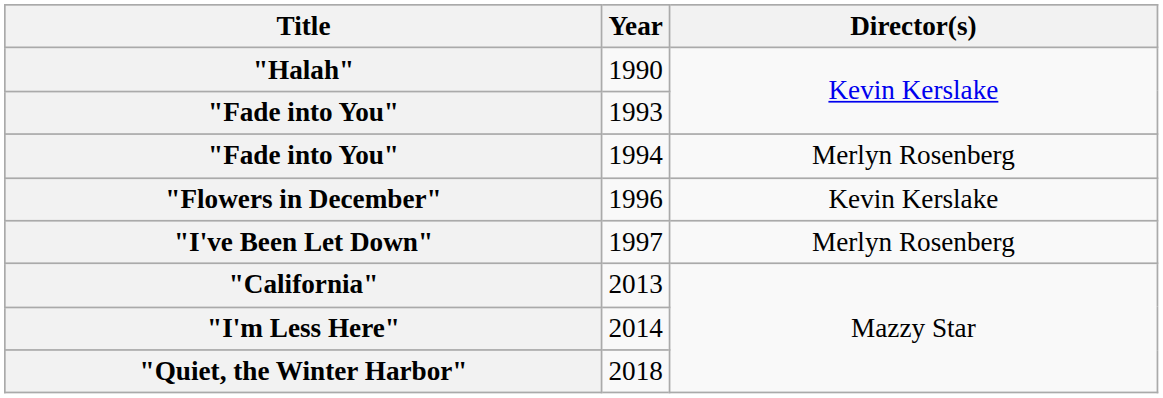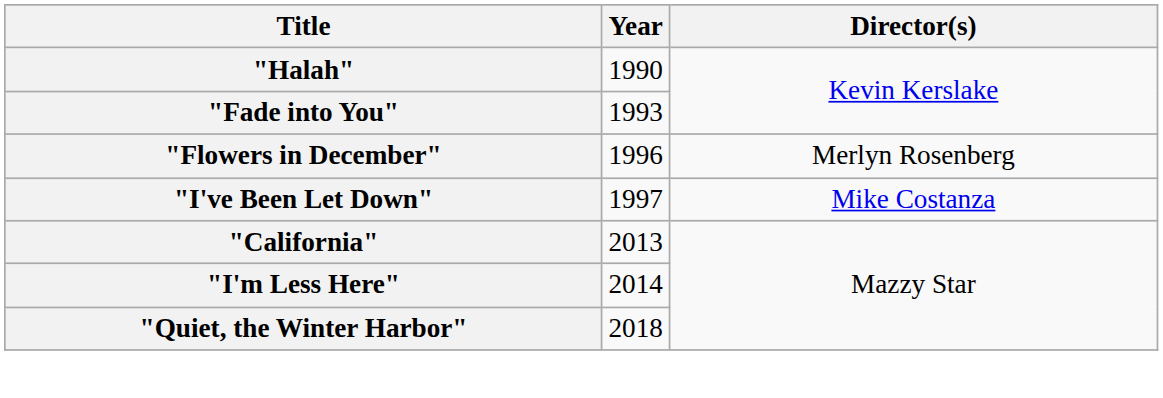- row: (636, 155)
(913, 198) Kevin Kerslake -> (913, 155) Merlyn Rosenberg
(913, 241) Merlyn Rosenberg -> (913, 198) Mike Costanza
